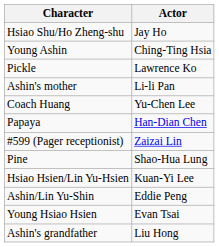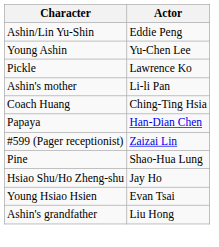rows swapped: (50, 196) <-> (66, 31)
(173, 50) Ching-Ting Hsia -> (160, 50) Yu-Chen Lee
(165, 104) Yu-Chen Lee -> (168, 104) Ching-Ting Hsia
- row: (68, 178)
